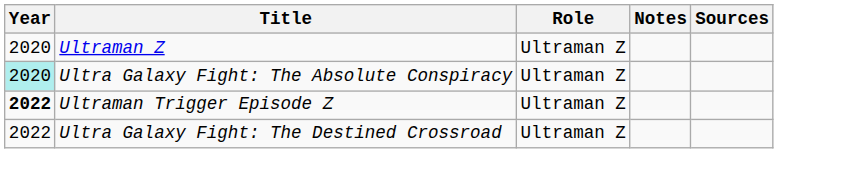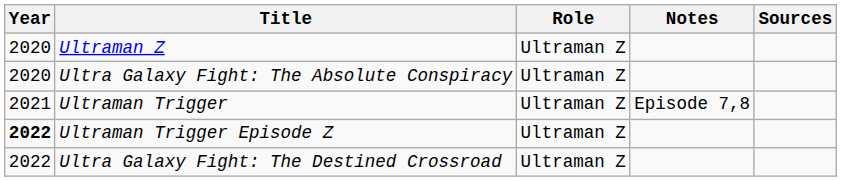(30, 76) paleturquoise background -> (30, 76) no background
+ row: (144, 105)
